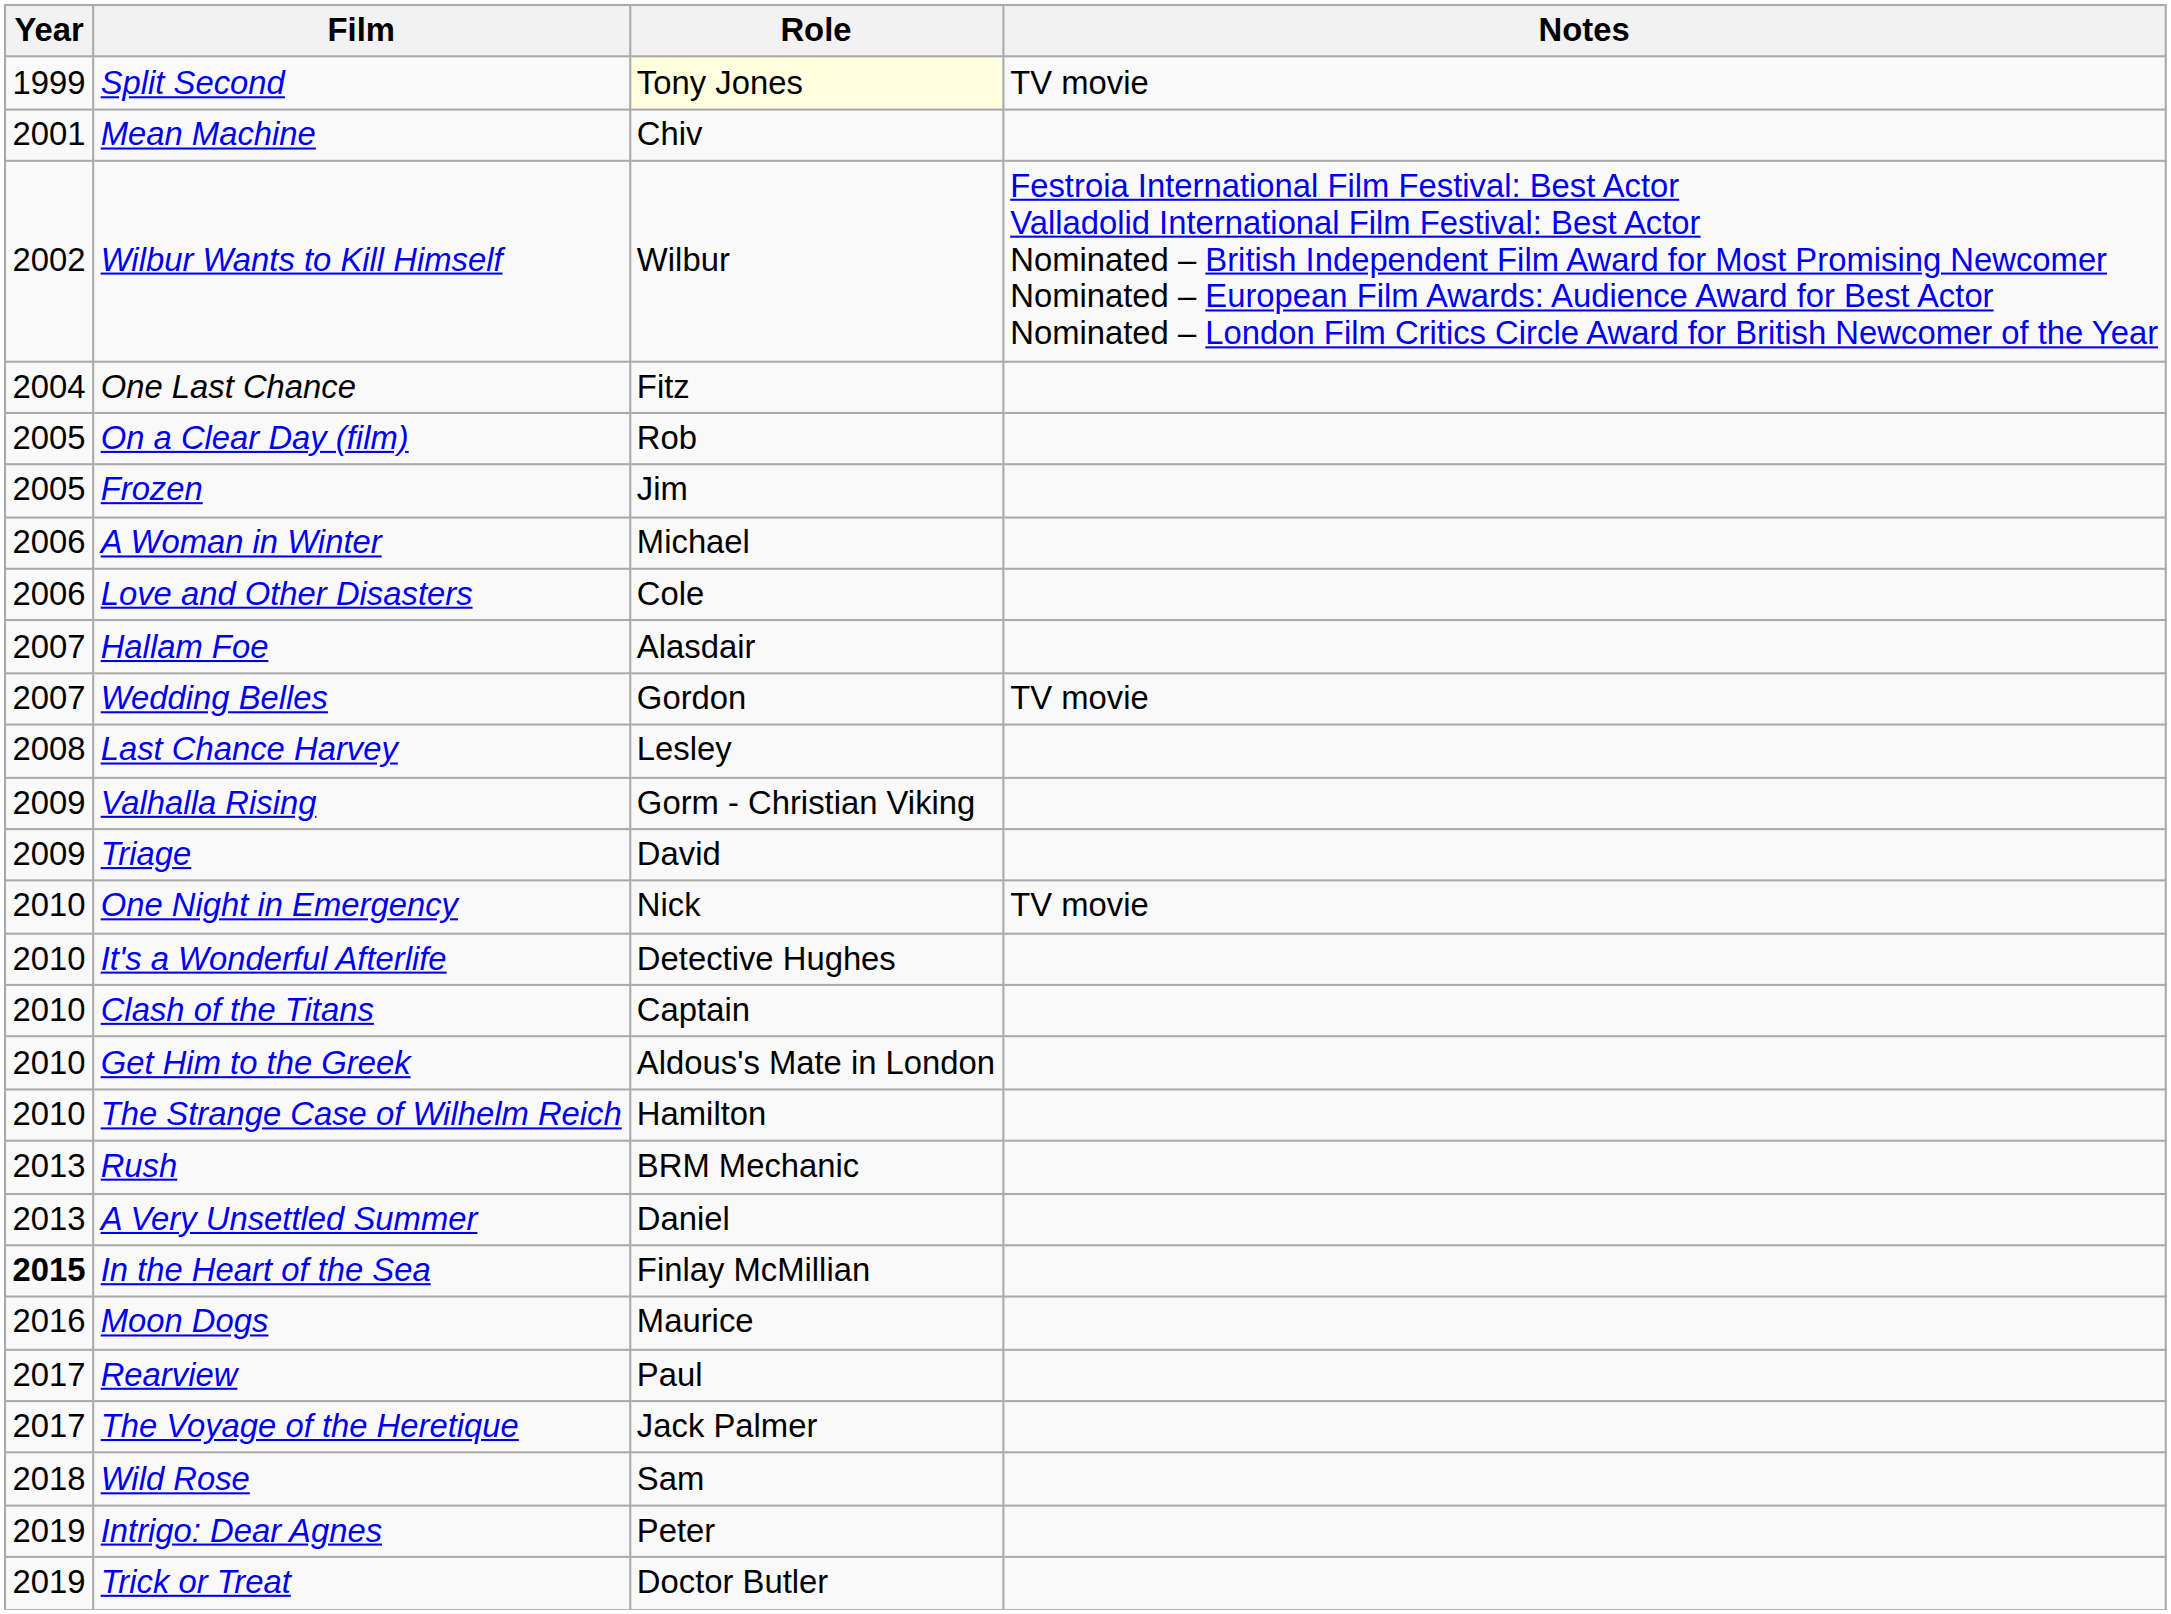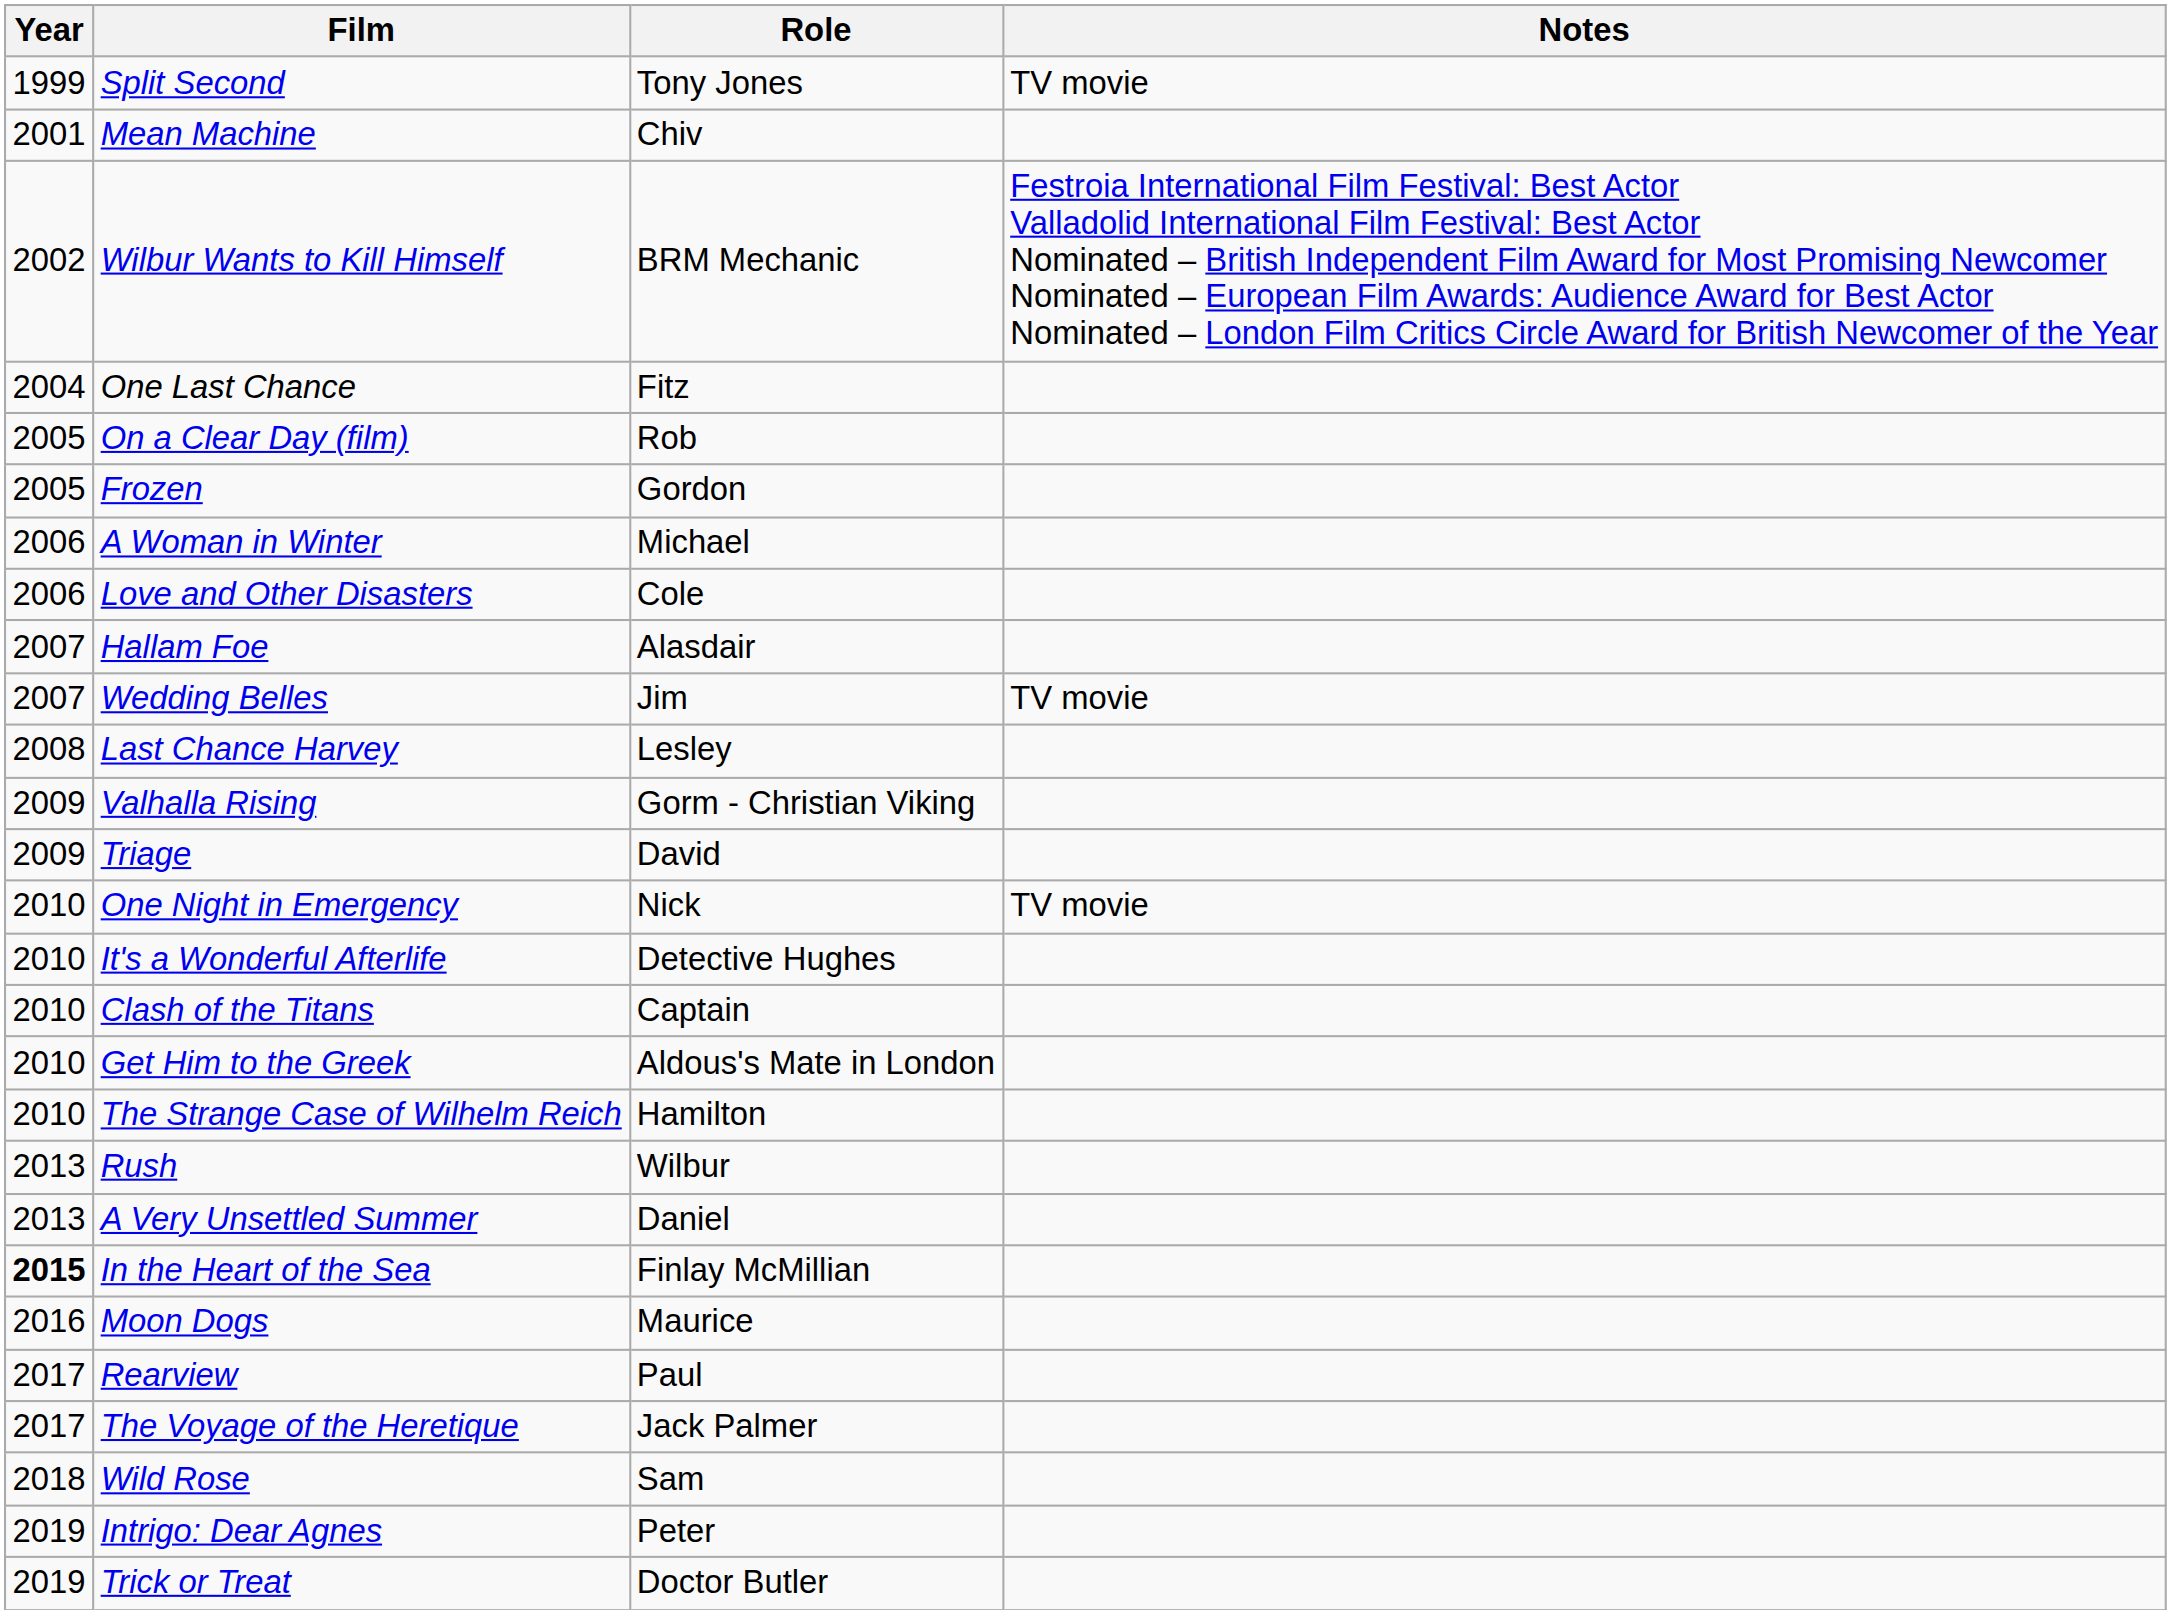(720, 82) lightyellow background -> (720, 82) no background
(683, 260) Wilbur -> (748, 260) BRM Mechanic
(662, 490) Jim -> (692, 490) Gordon
(692, 698) Gordon -> (662, 698) Jim
(748, 1166) BRM Mechanic -> (683, 1166) Wilbur
